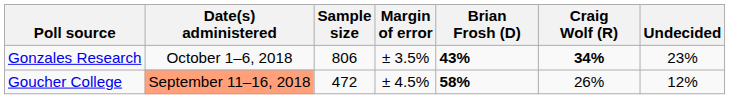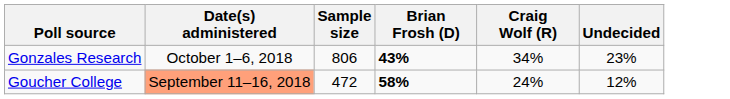- column: (406, 25)
(589, 57) bold -> (528, 57) normal
(589, 81) 26% -> (528, 81) 24%
